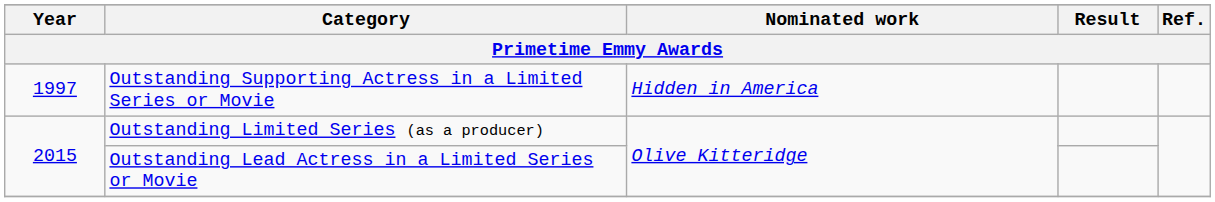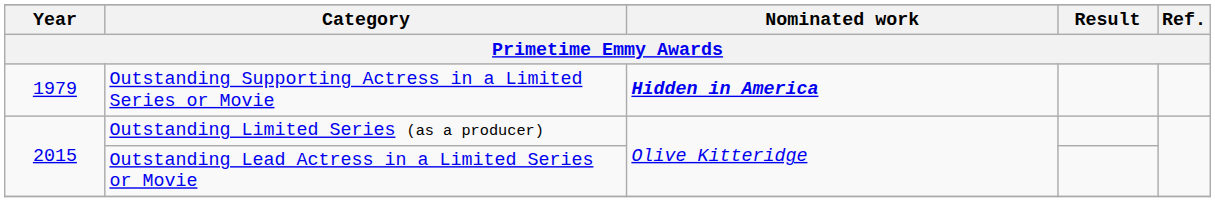(55, 90) 1997 -> (55, 90) 1979
(725, 90) normal -> (725, 90) bold
